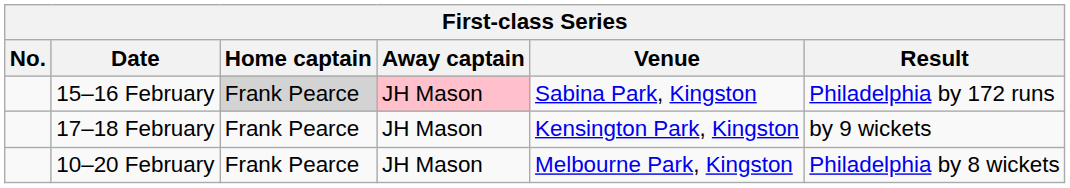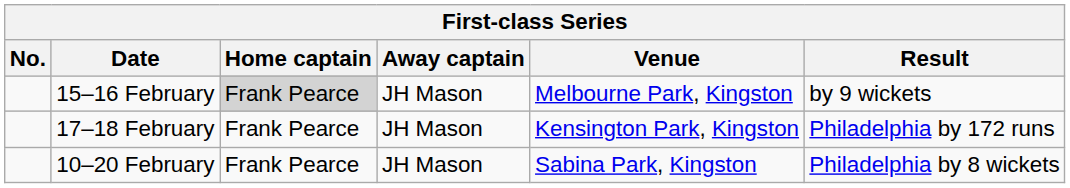(432, 93) pink background -> (432, 93) no background
(646, 93) Sabina Park, Kingston -> (664, 93) Melbourne Park, Kingston
(932, 93) Philadelphia by 172 runs -> (870, 93) by 9 wickets
(870, 128) by 9 wickets -> (932, 128) Philadelphia by 172 runs
(664, 164) Melbourne Park, Kingston -> (646, 164) Sabina Park, Kingston
